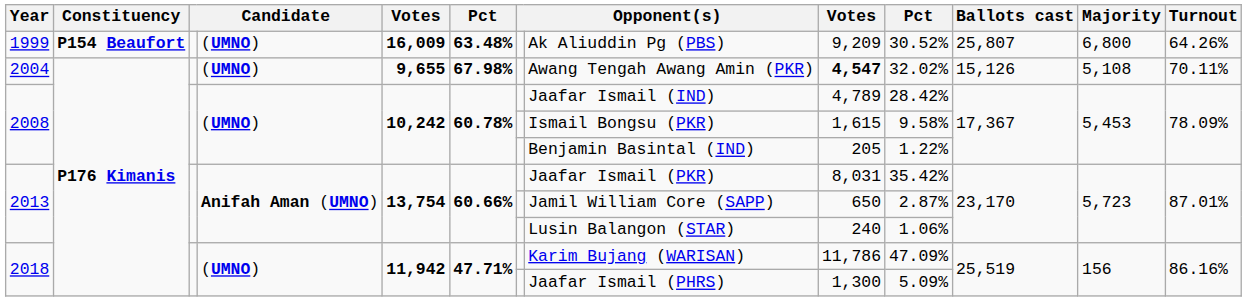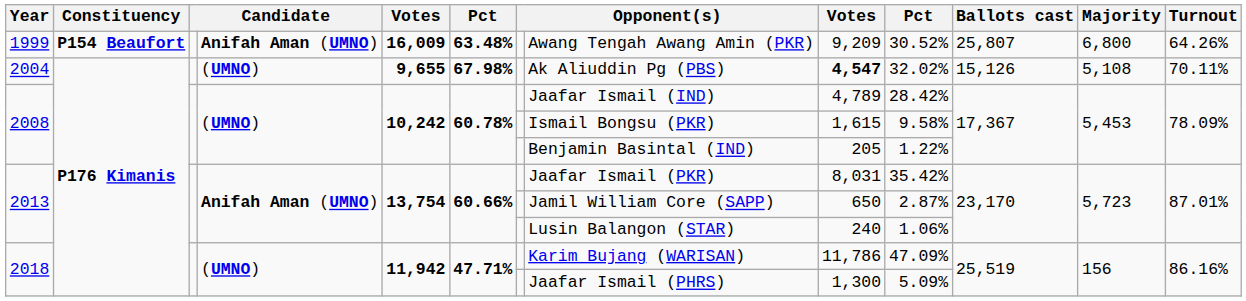(231, 44) (UMNO) -> (290, 44) Anifah Aman (UMNO)
(627, 44) Ak Aliuddin Pg (PBS) -> (671, 44) Awang Tengah Awang Amin (PKR)
(671, 71) Awang Tengah Awang Amin (PKR) -> (627, 71) Ak Aliuddin Pg (PBS)
